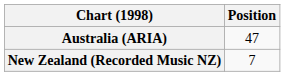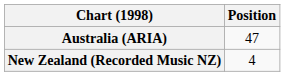(252, 60) 7 -> (252, 60) 4
